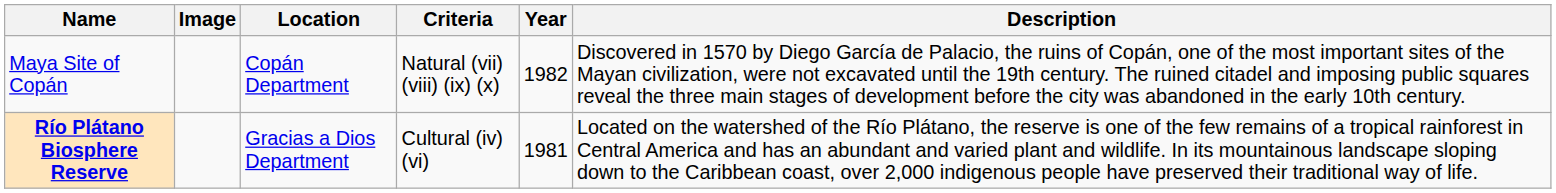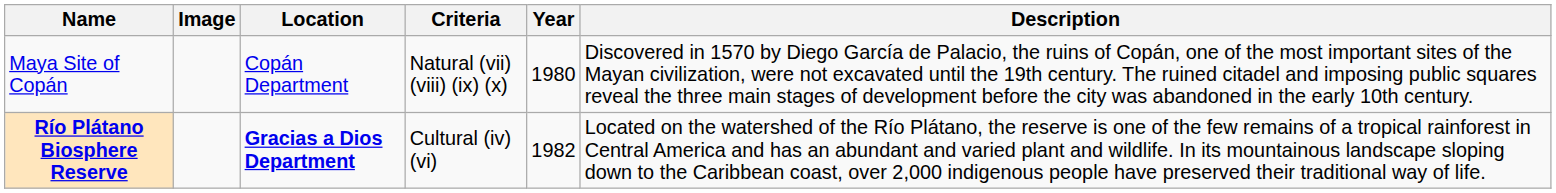(546, 74) 1982 -> (553, 74) 1980
(310, 150) normal -> (314, 150) bold
(546, 150) 1981 -> (553, 150) 1982
